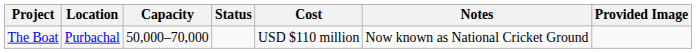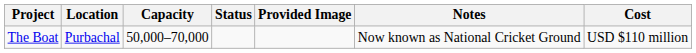columns swapped: (309, 15) <-> (641, 15)
